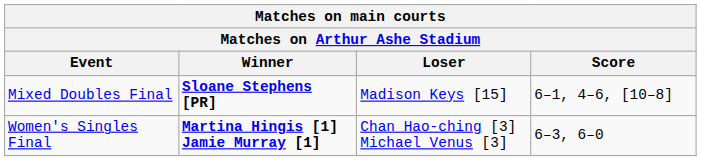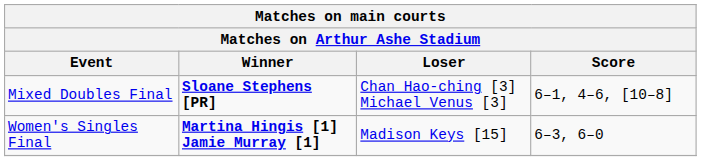(434, 95) Madison Keys [15] -> (438, 95) Chan Hao-ching [3] Michael Venus [3]
(438, 135) Chan Hao-ching [3] Michael Venus [3] -> (434, 135) Madison Keys [15]
